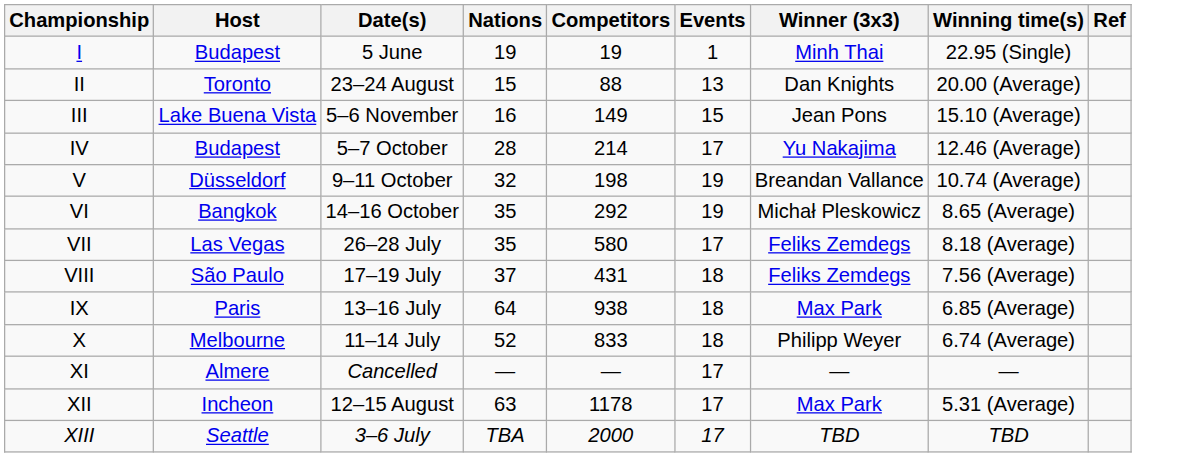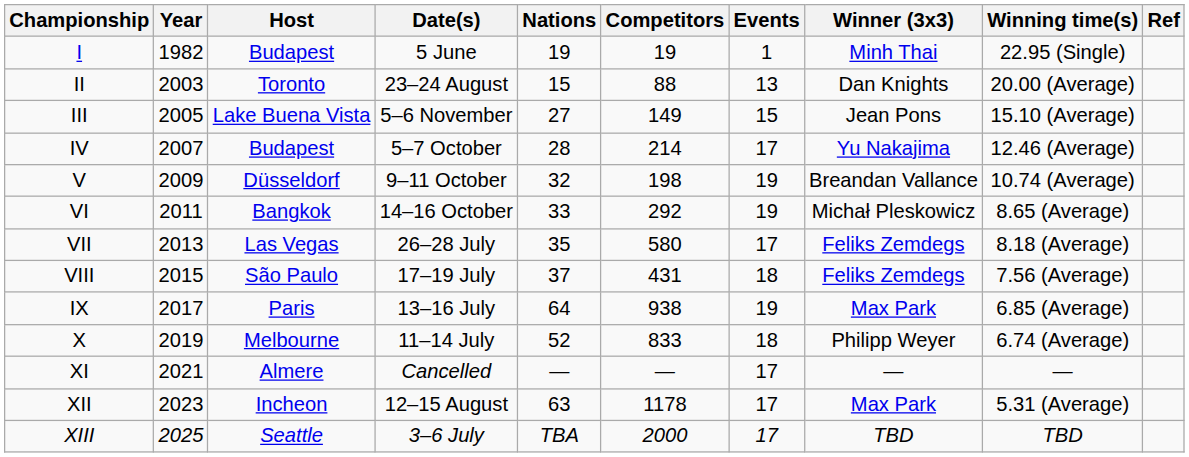+ column: (181, 20)
(505, 116) 16 -> (559, 116) 27
(505, 212) 35 -> (559, 212) 33
(713, 308) 18 -> (767, 308) 19
